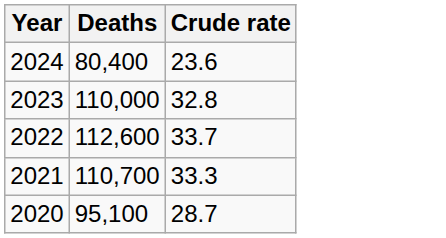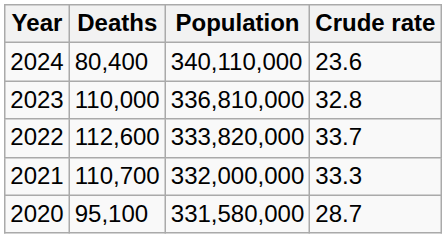+ column: (238, 23)
